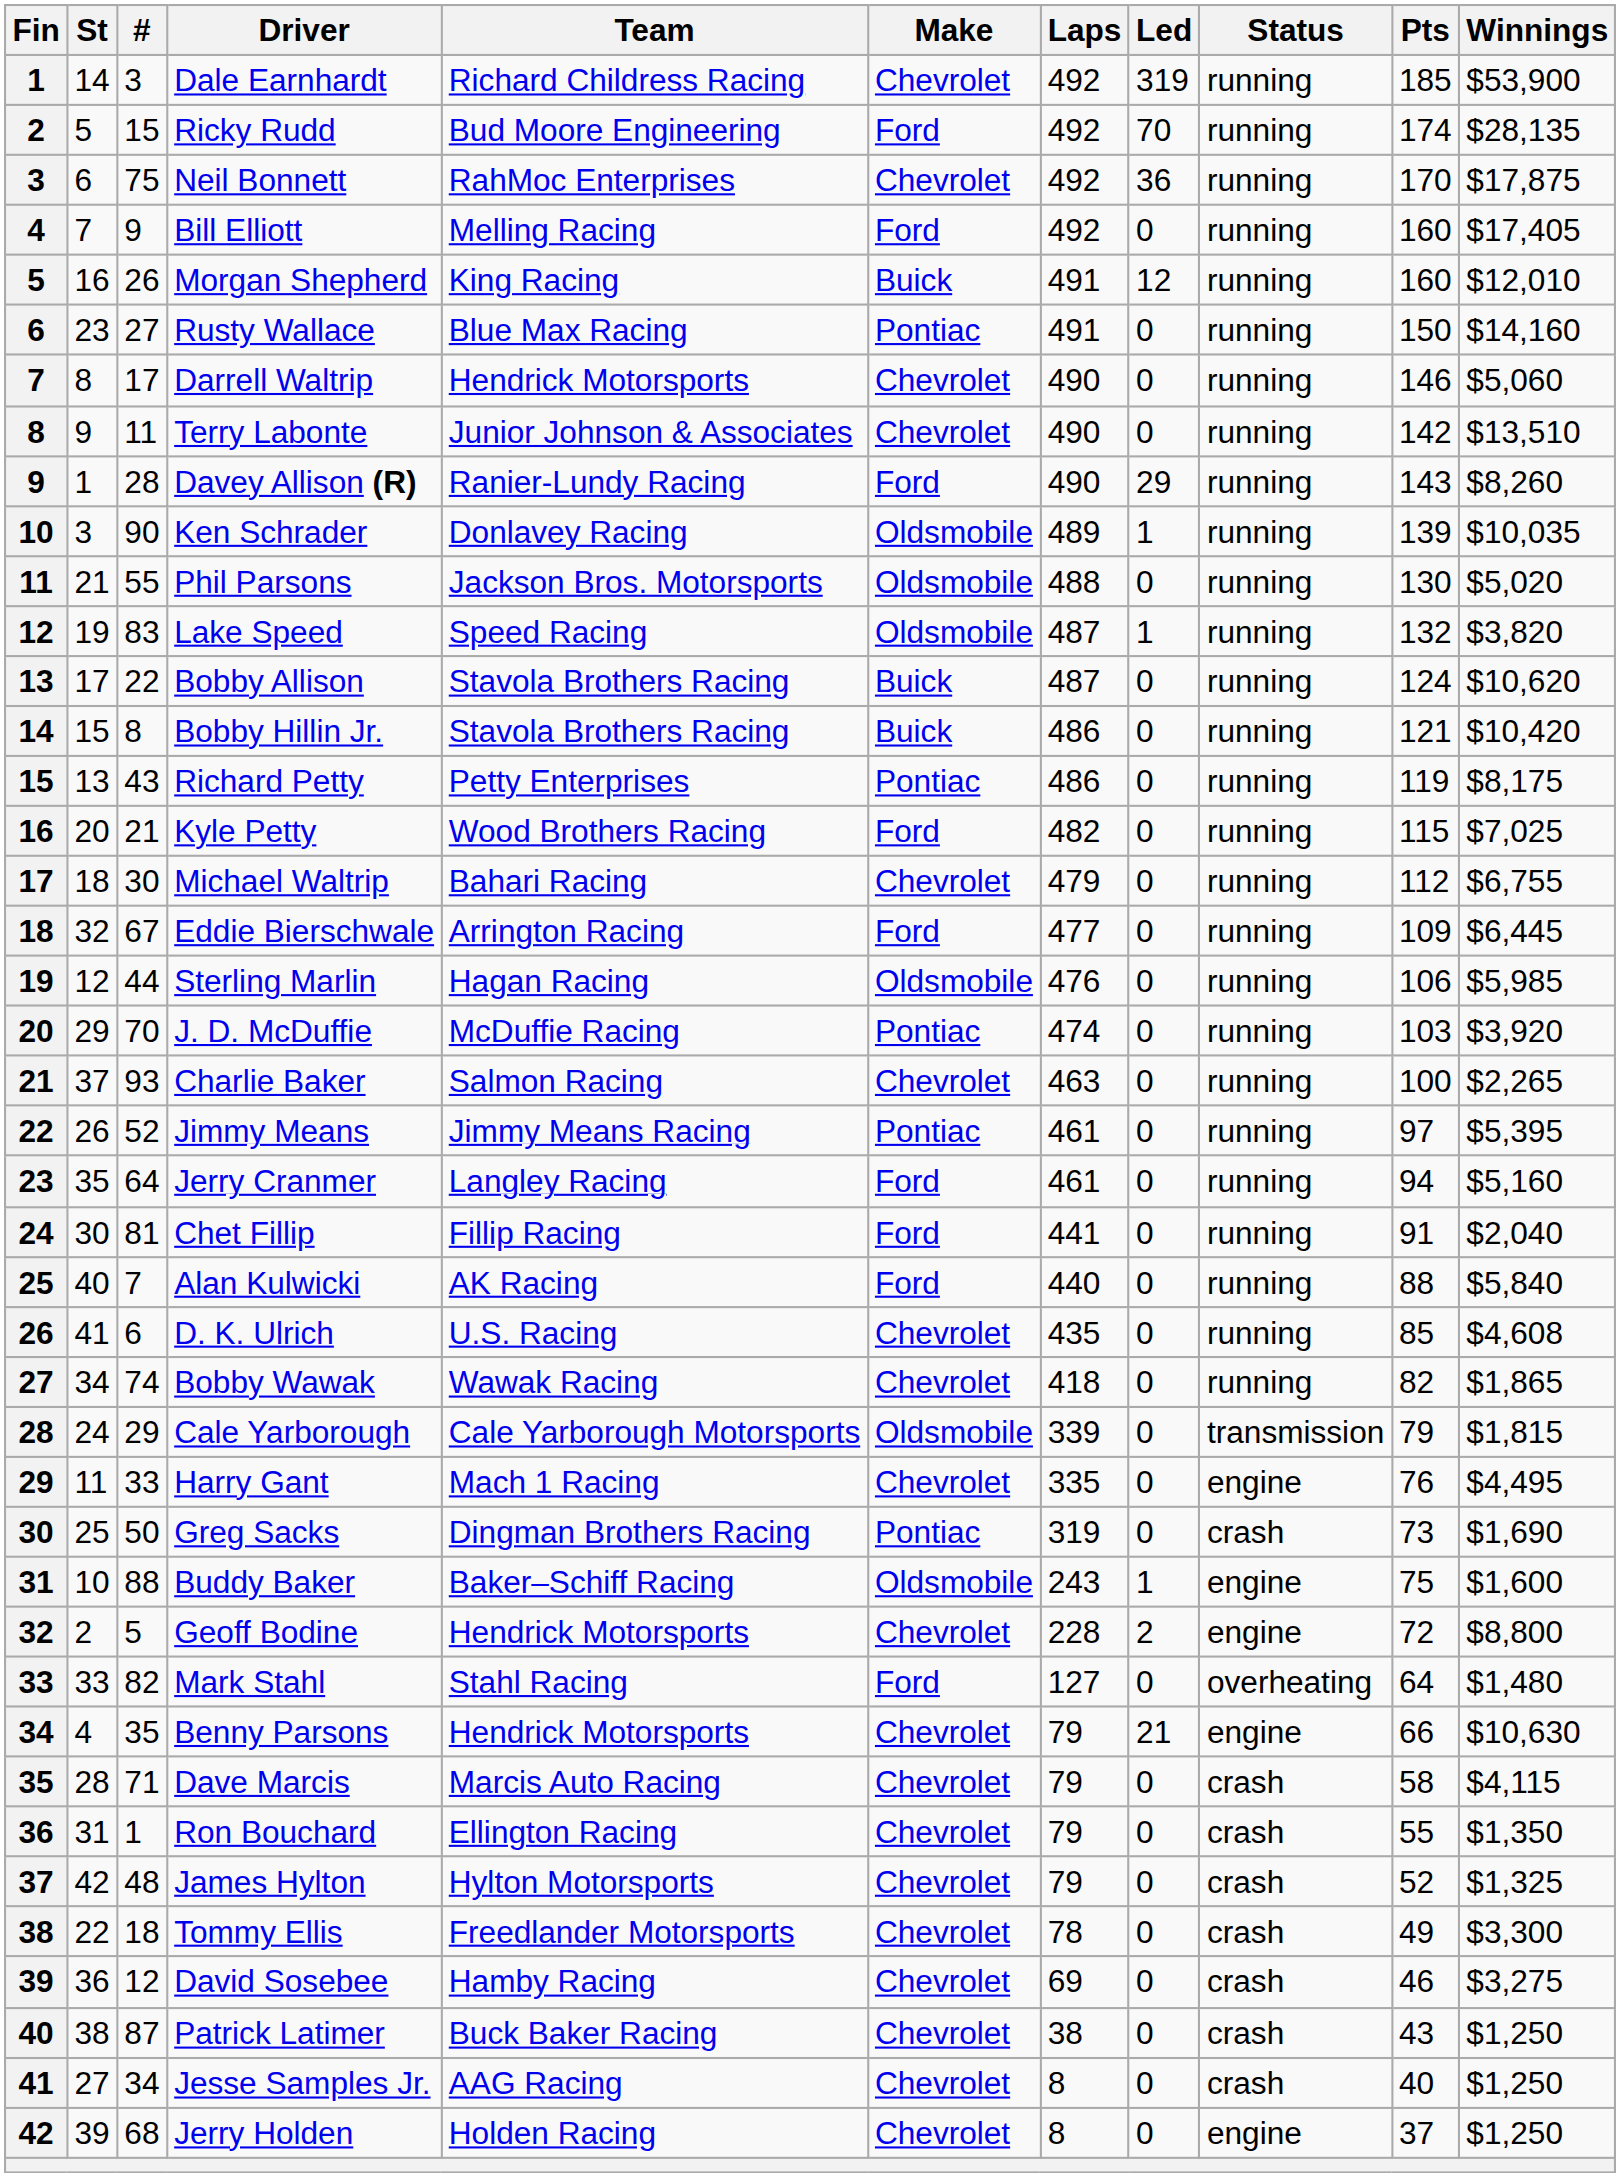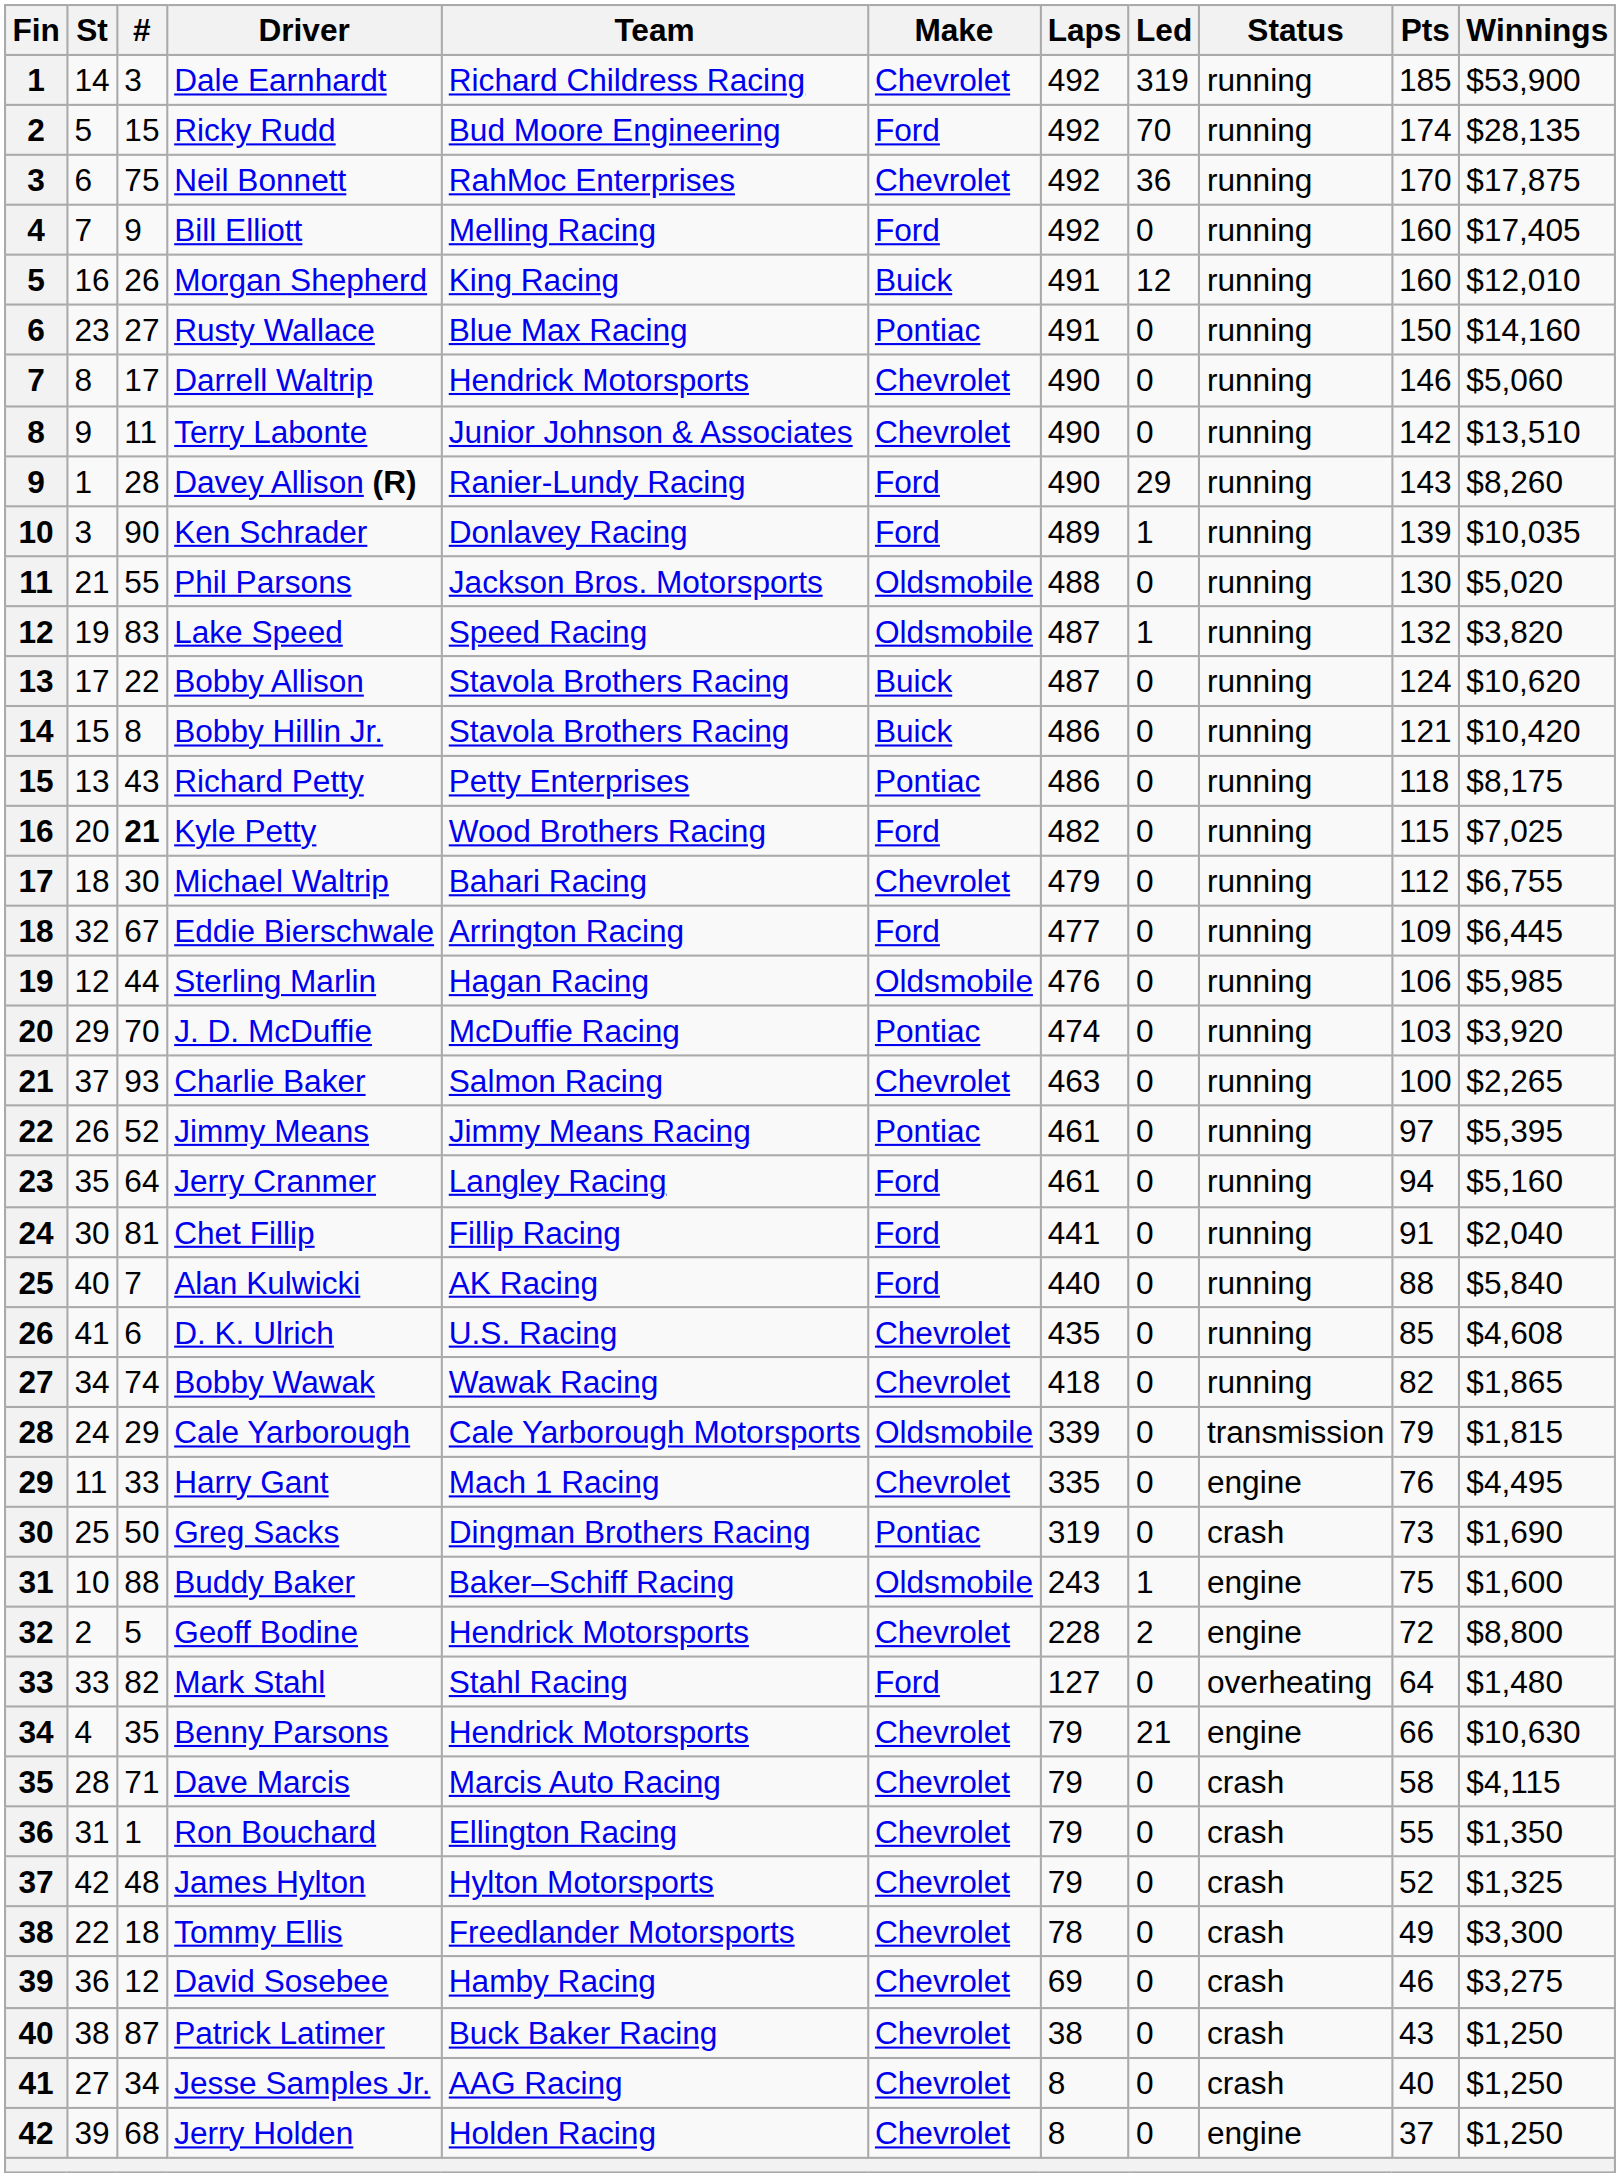(954, 531) Oldsmobile -> (907, 531) Ford
(1424, 781) 119 -> (1424, 781) 118
(142, 831) normal -> (142, 831) bold
